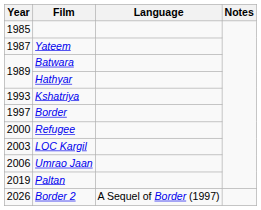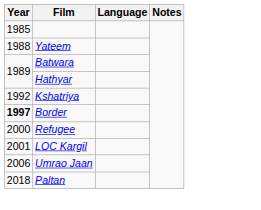(19, 46) 1987 -> (19, 46) 1988
(19, 96) 1993 -> (19, 96) 1992
(19, 113) normal -> (19, 113) bold
(19, 146) 2003 -> (19, 146) 2001
(19, 180) 2019 -> (19, 180) 2018
- row: (55, 197)
